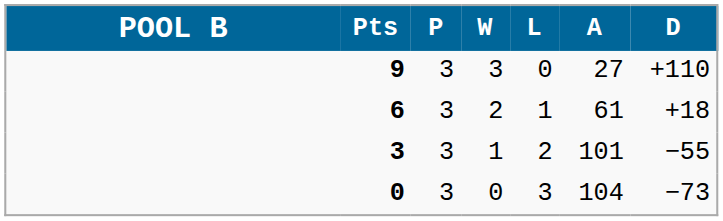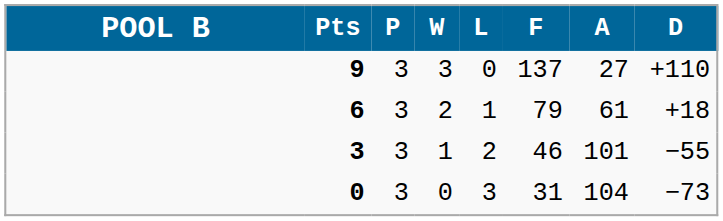+ column: (536, 28)
